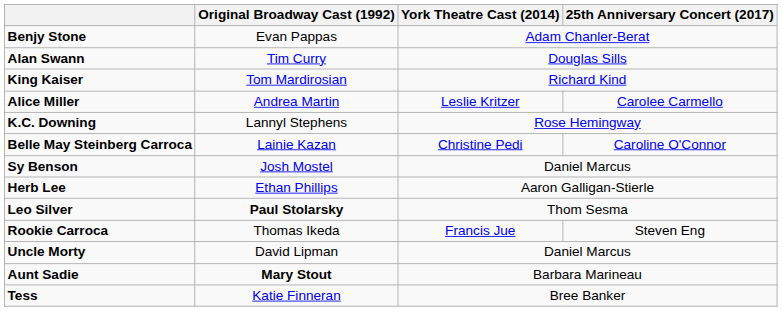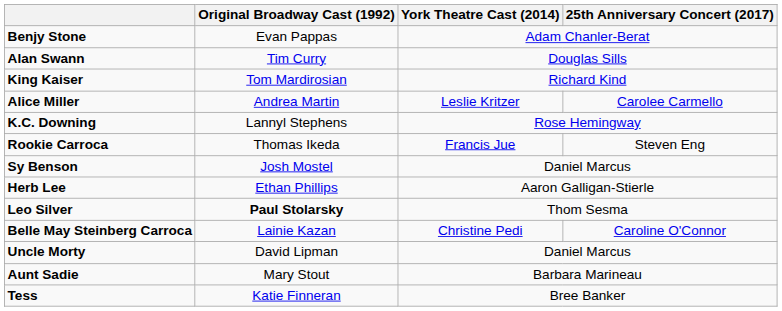rows swapped: (100, 144) <-> (58, 230)
(296, 274) bold -> (296, 274) normal
